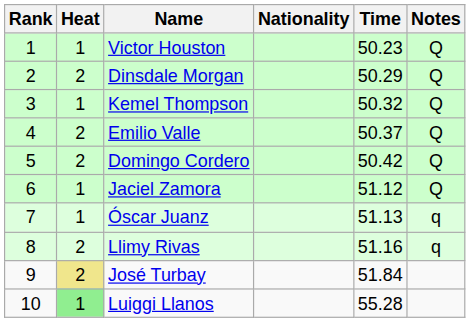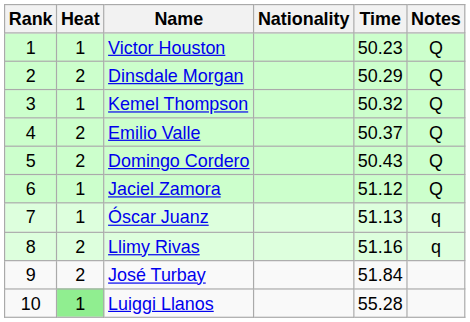(380, 161) 50.42 -> (380, 161) 50.43
(80, 275) khaki background -> (80, 275) no background
